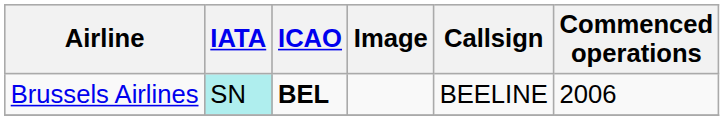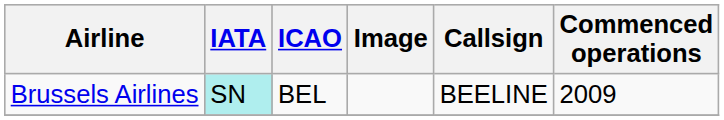(304, 94) bold -> (302, 94) normal
(588, 94) 2006 -> (588, 94) 2009
